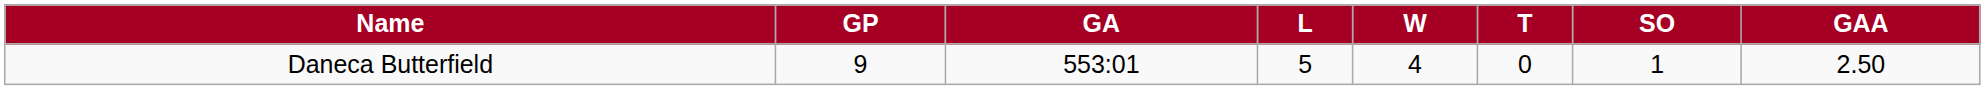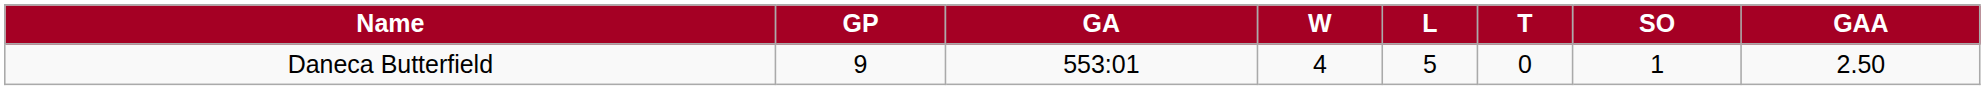columns swapped: (1415, 24) <-> (1305, 24)
